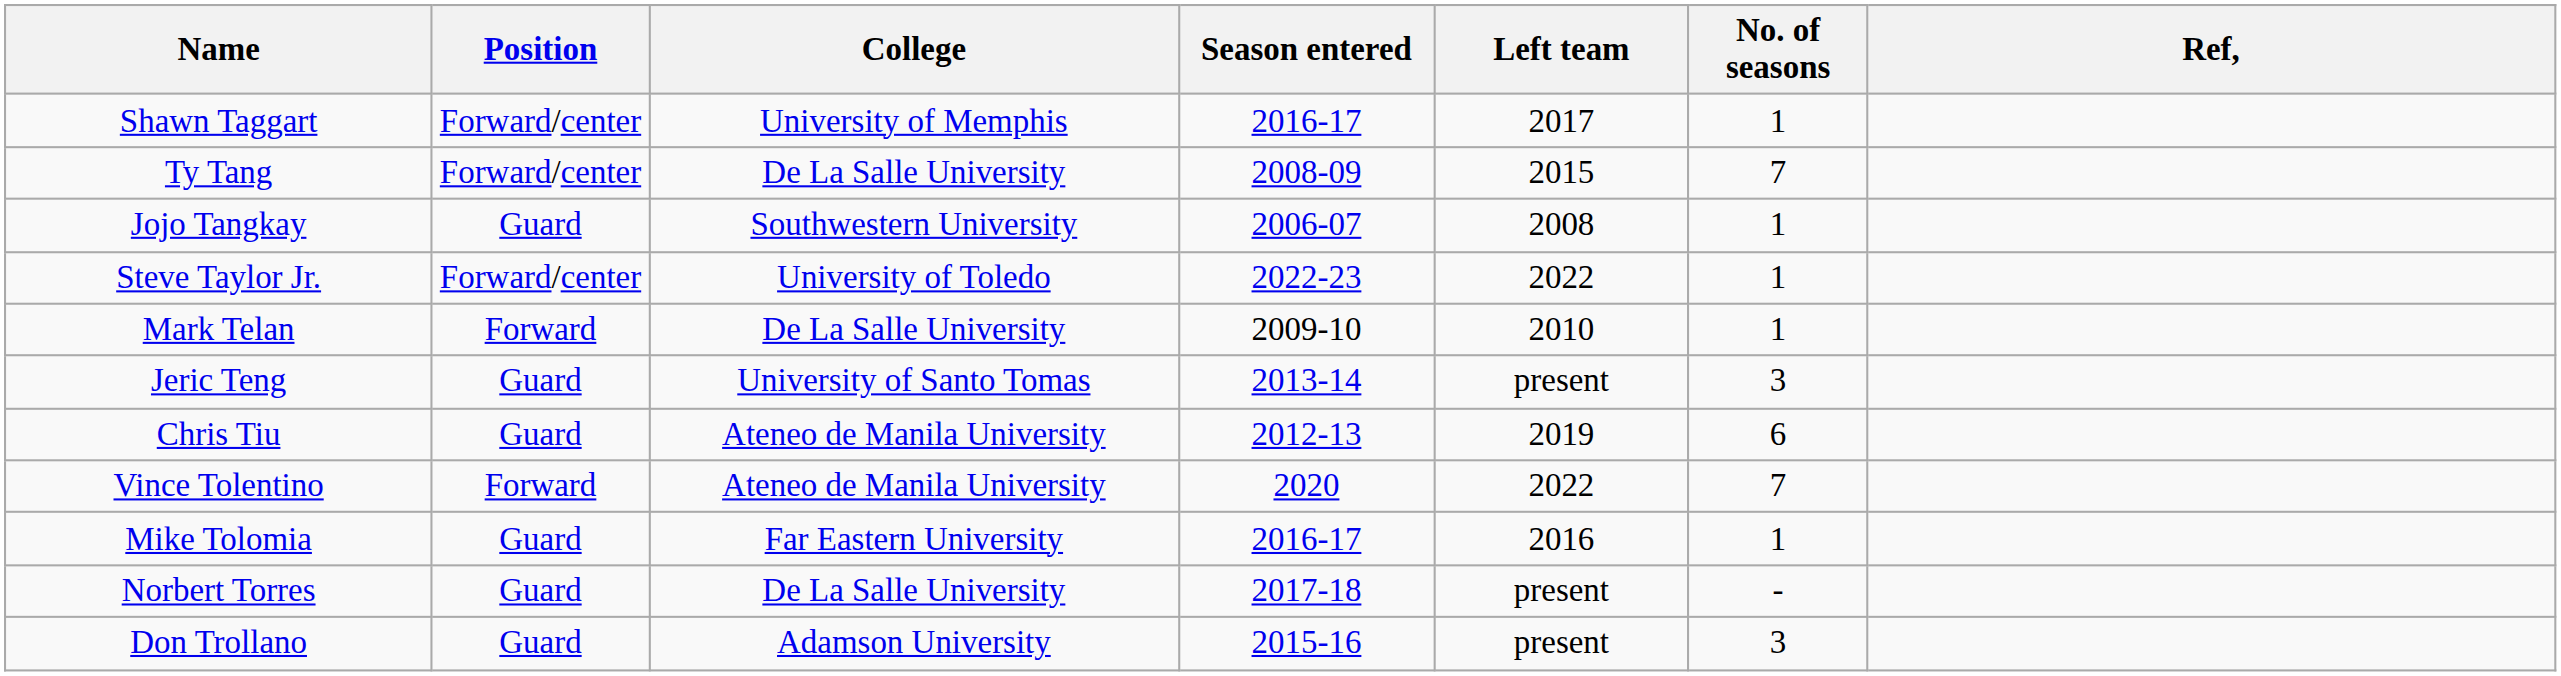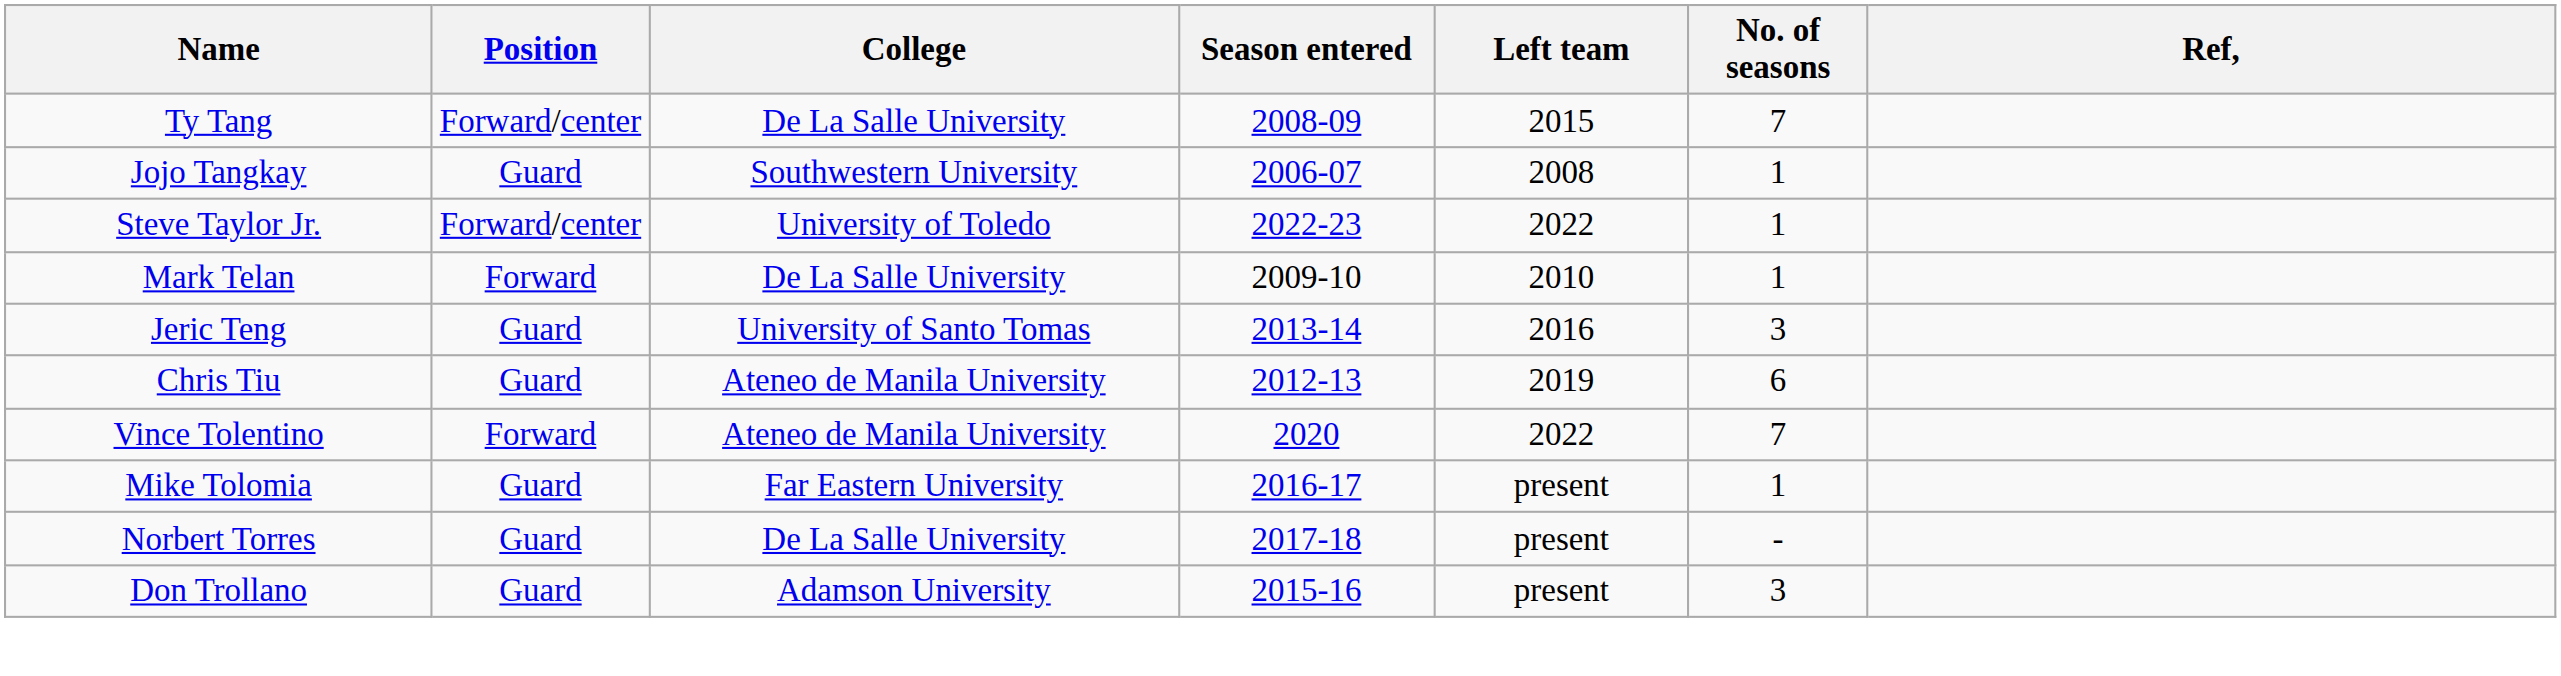- row: (219, 119)
(1561, 381) present -> (1561, 329) 2016
(1561, 538) 2016 -> (1561, 485) present
